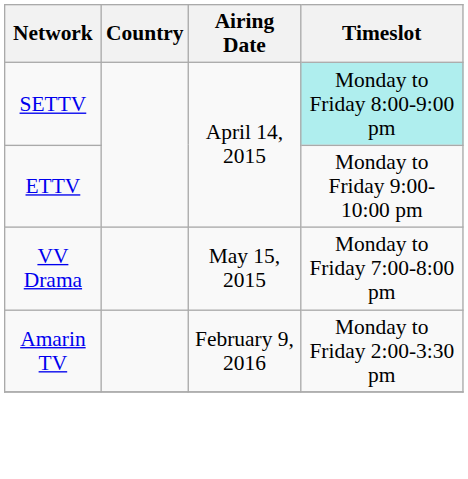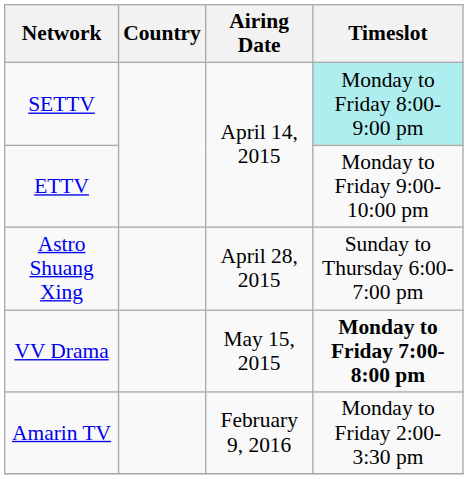+ row: (62, 268)
(382, 268) normal -> (388, 350) bold
